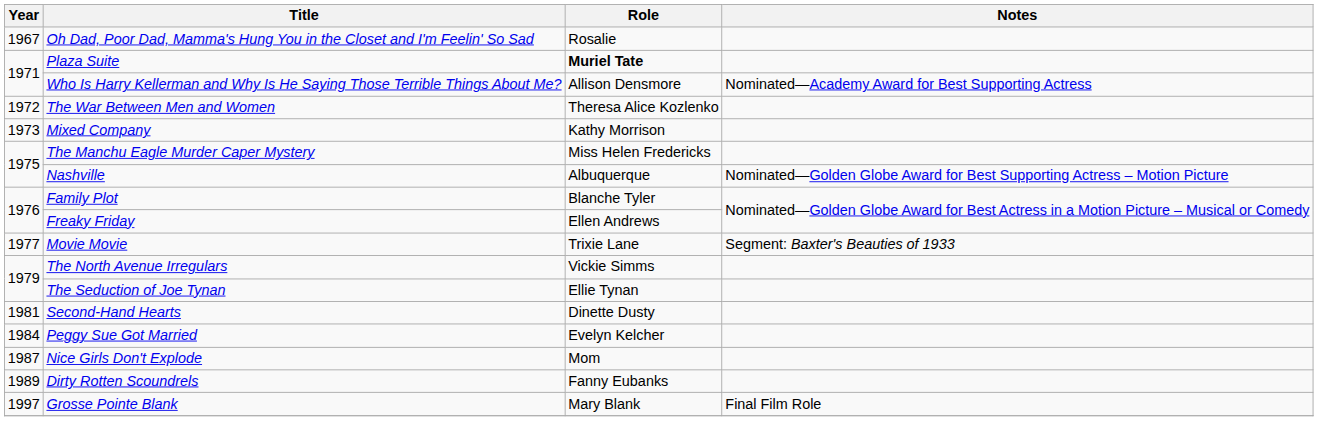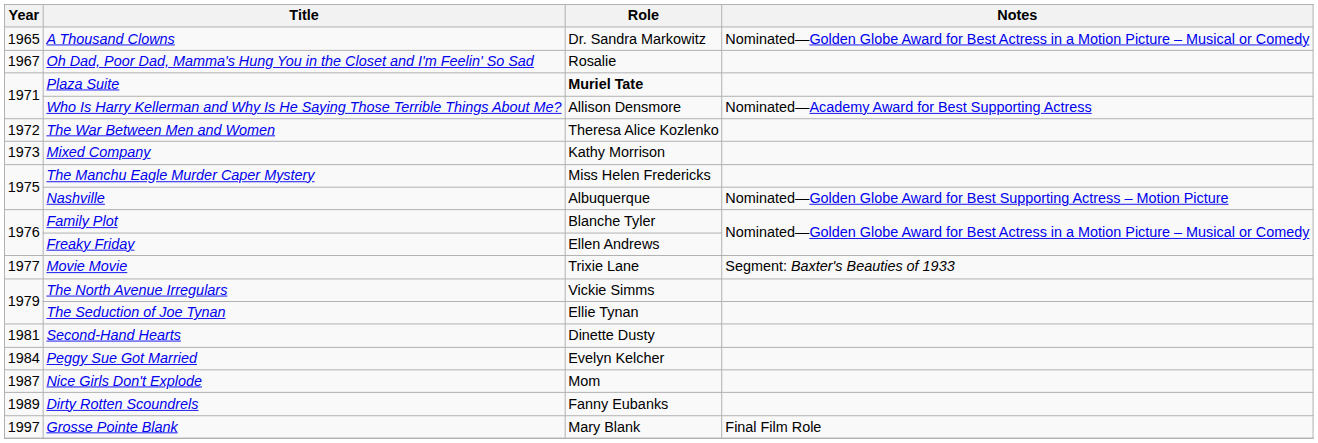+ row: (111, 38)
